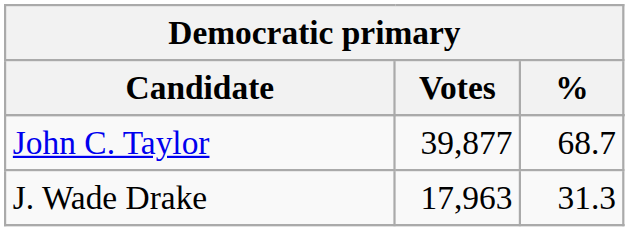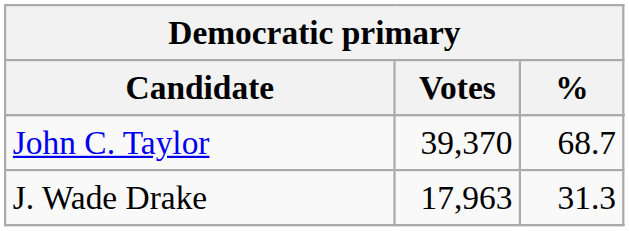(466, 142) 39,877 -> (466, 142) 39,370
